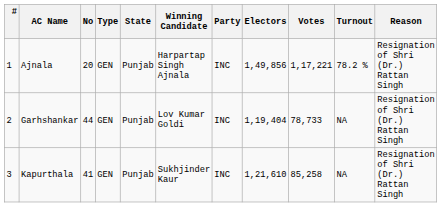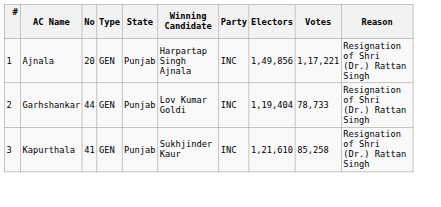- column: (355, 21)
